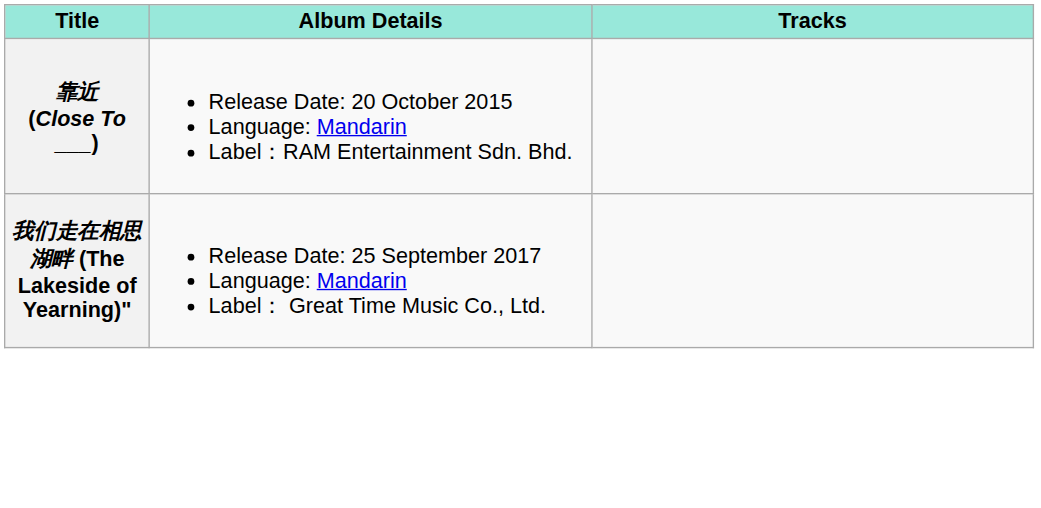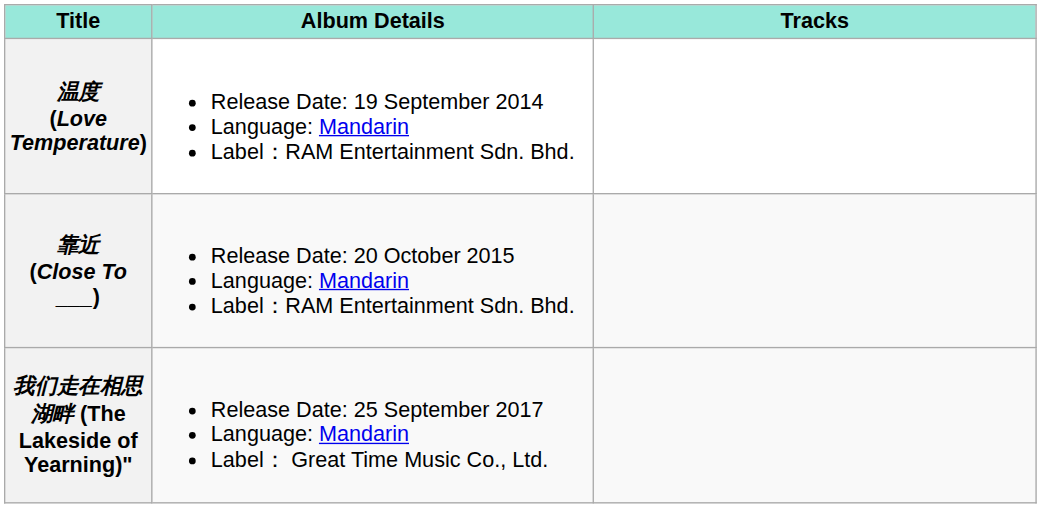+ row: (78, 116)
